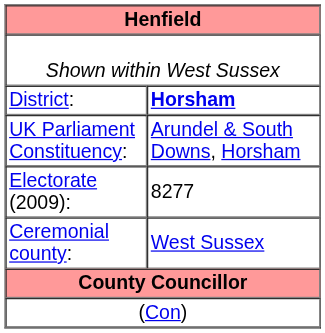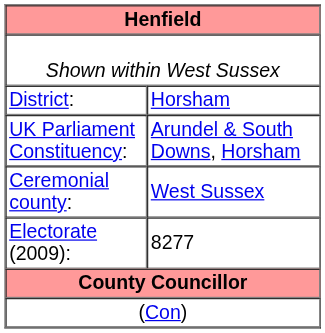(193, 100) bold -> (190, 100) normal
rows swapped: (59, 243) <-> (53, 191)
